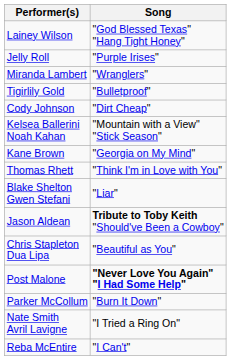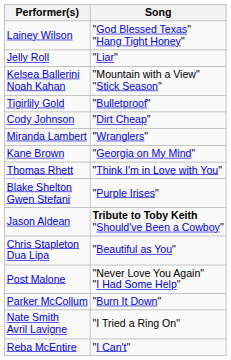(126, 58) "Purple Irises" -> (105, 58) "Liar"
rows swapped: (43, 131) <-> (47, 74)
(105, 193) "Liar" -> (126, 193) "Purple Irises"
(153, 279) bold -> (148, 279) normal
